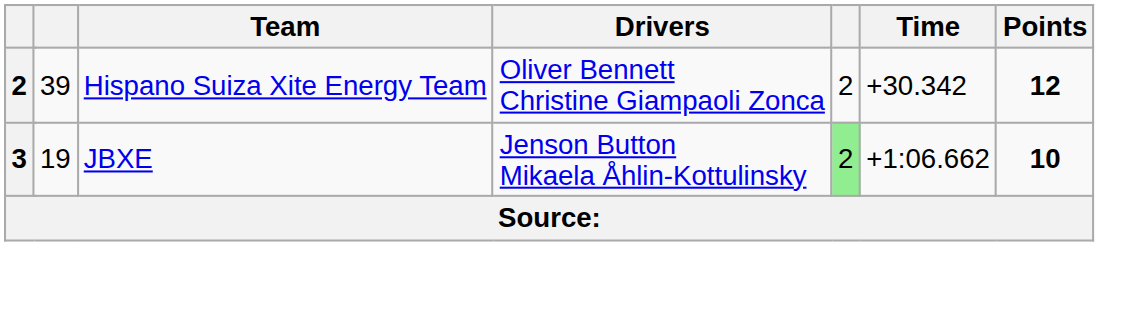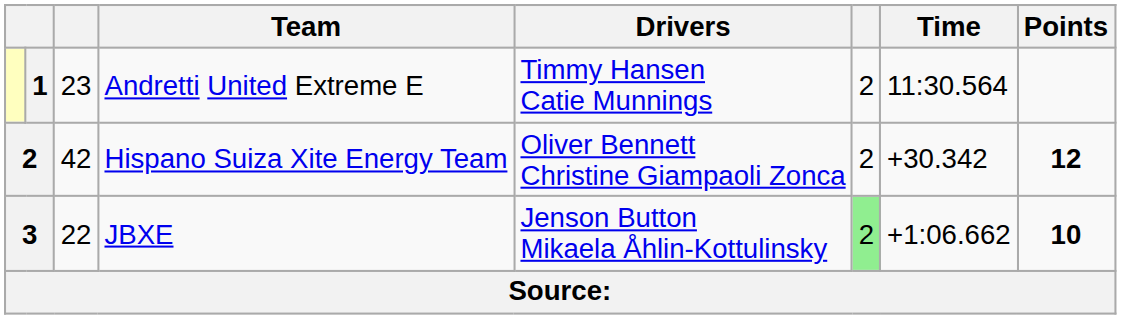+ row: (264, 85)
(55, 85) 39 -> (76, 159) 42
(55, 159) 19 -> (76, 233) 22
